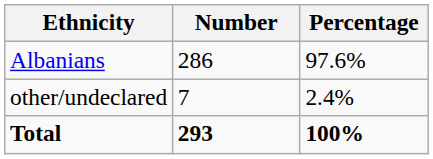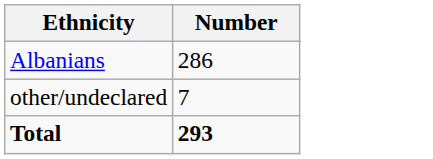- column: (364, 23)
